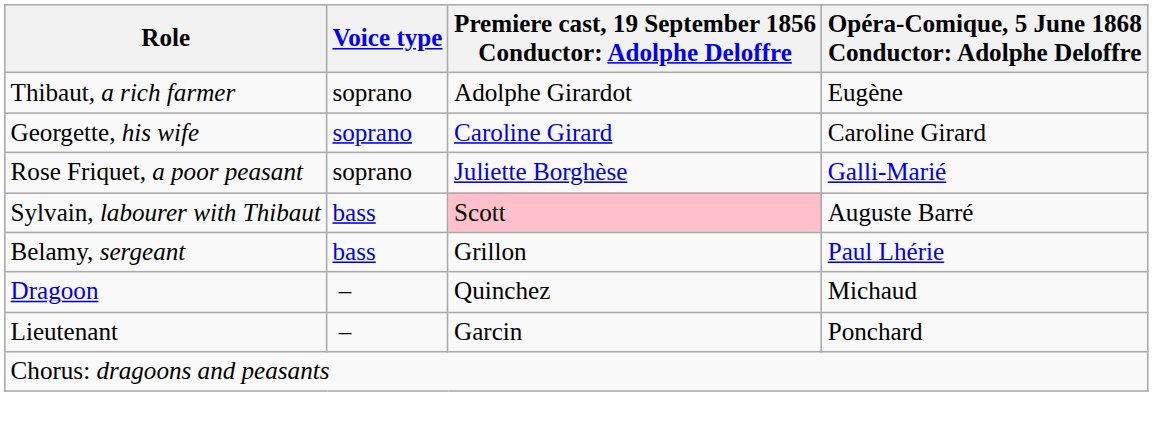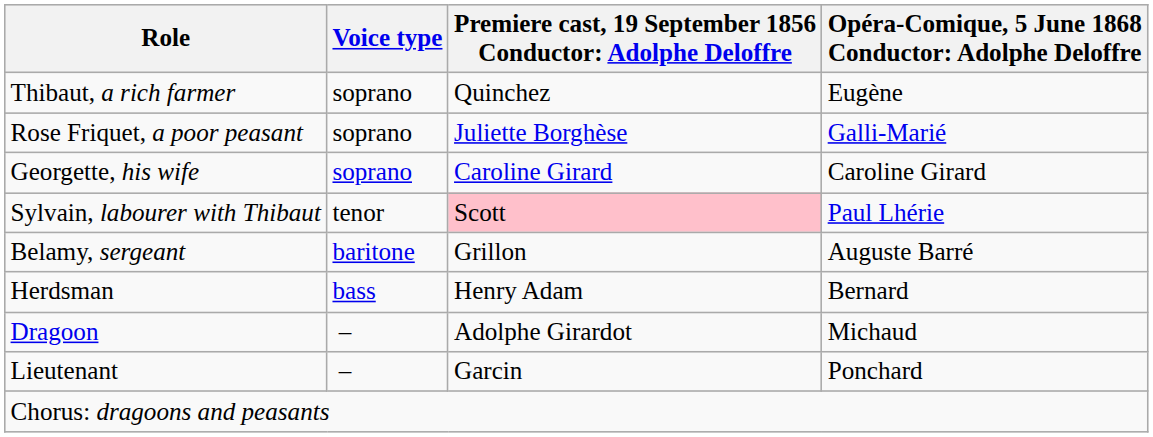(543, 92) Adolphe Girardot -> (502, 92) Quinchez
rows swapped: (105, 132) <-> (157, 172)
(354, 212) bass -> (358, 212) tenor
(901, 212) Auguste Barré -> (886, 212) Paul Lhérie
(354, 251) bass -> (374, 251) baritone
(886, 251) Paul Lhérie -> (901, 251) Auguste Barré
+ row: (62, 291)
(502, 291) Quinchez -> (543, 331) Adolphe Girardot
